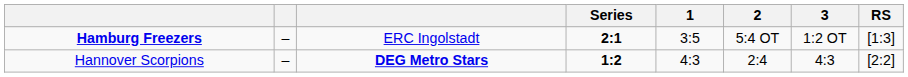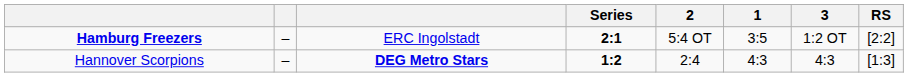columns swapped: (690, 15) <-> (757, 15)
(881, 38) [1:3] -> (881, 38) [2:2]
(881, 60) [2:2] -> (881, 60) [1:3]
